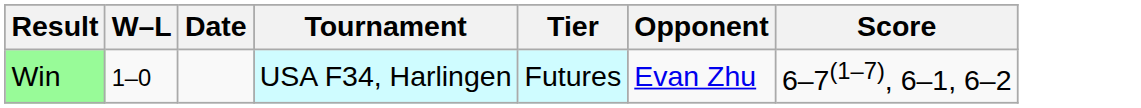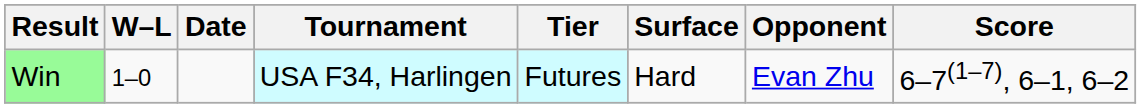+ column: (687, 27)
